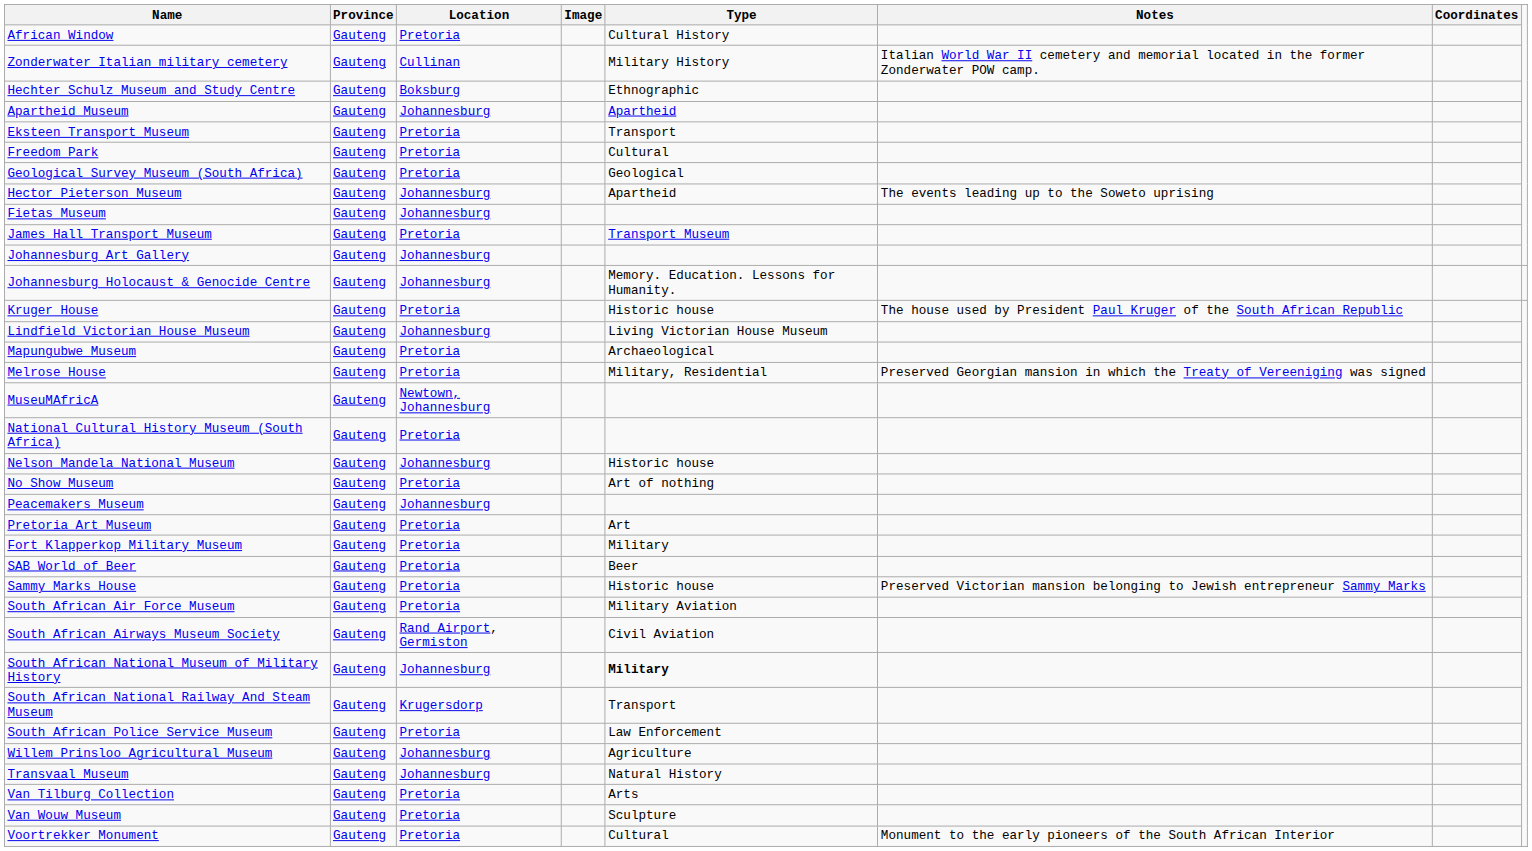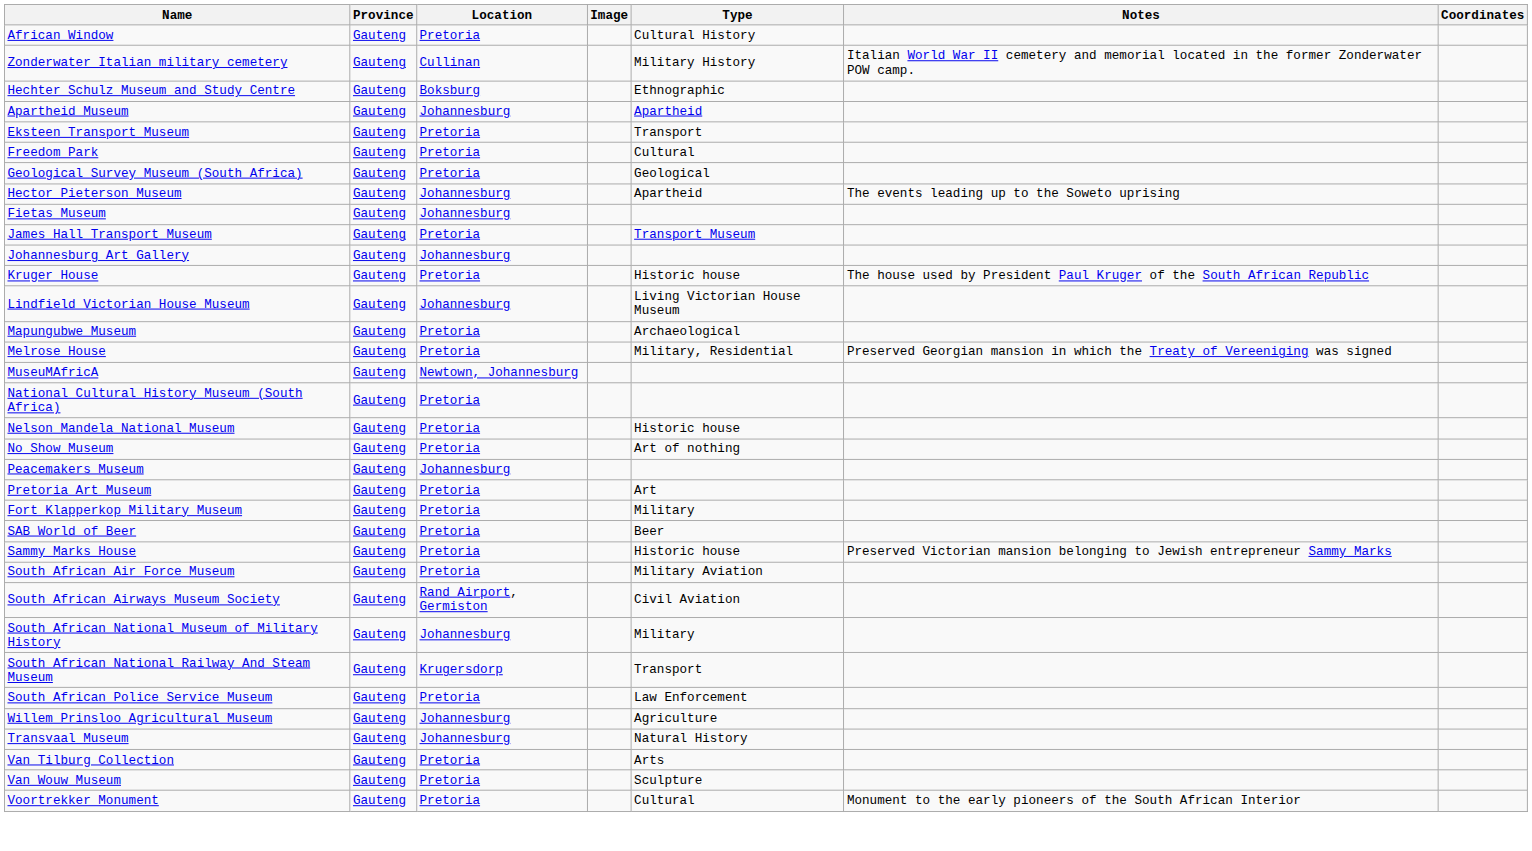- row: (159, 283)
(445, 463) Johannesburg -> (450, 428) Pretoria
(638, 670) bold -> (664, 635) normal
